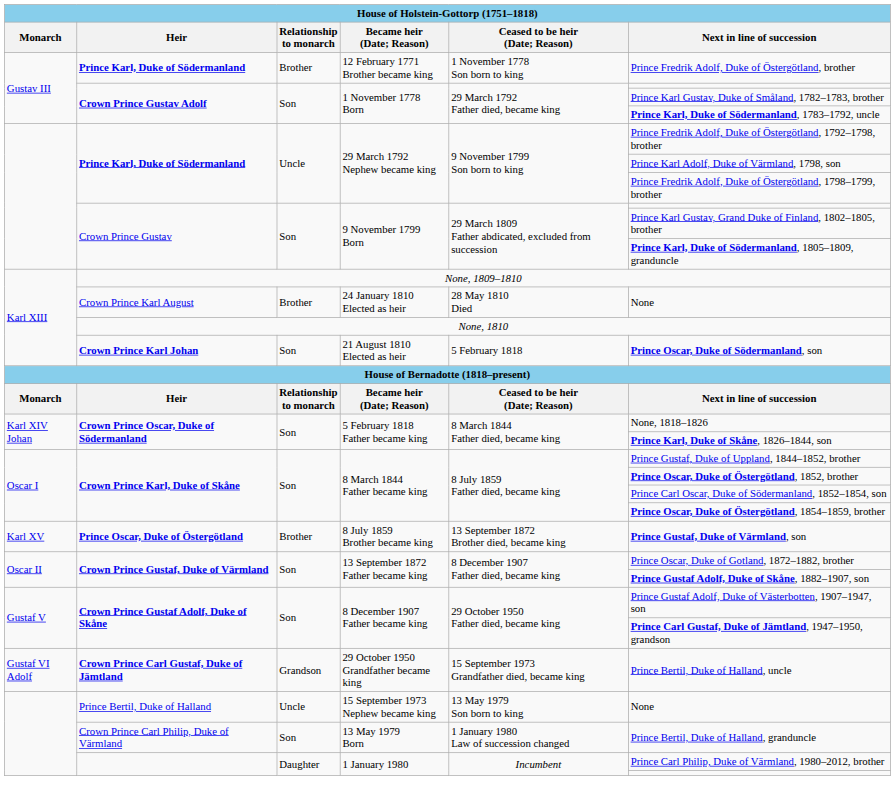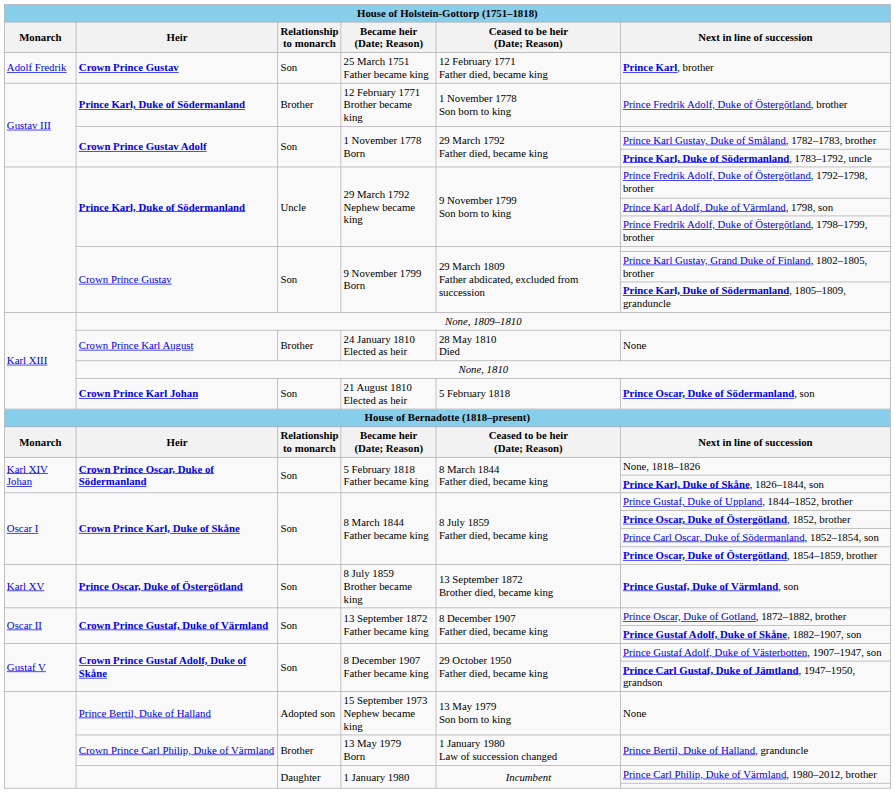+ row: (129, 68)
(296, 536) Brother -> (289, 586) Son
- row: (161, 670)
(292, 707) Uncle -> (308, 713) Adopted son
(288, 737) Son -> (297, 750) Brother
